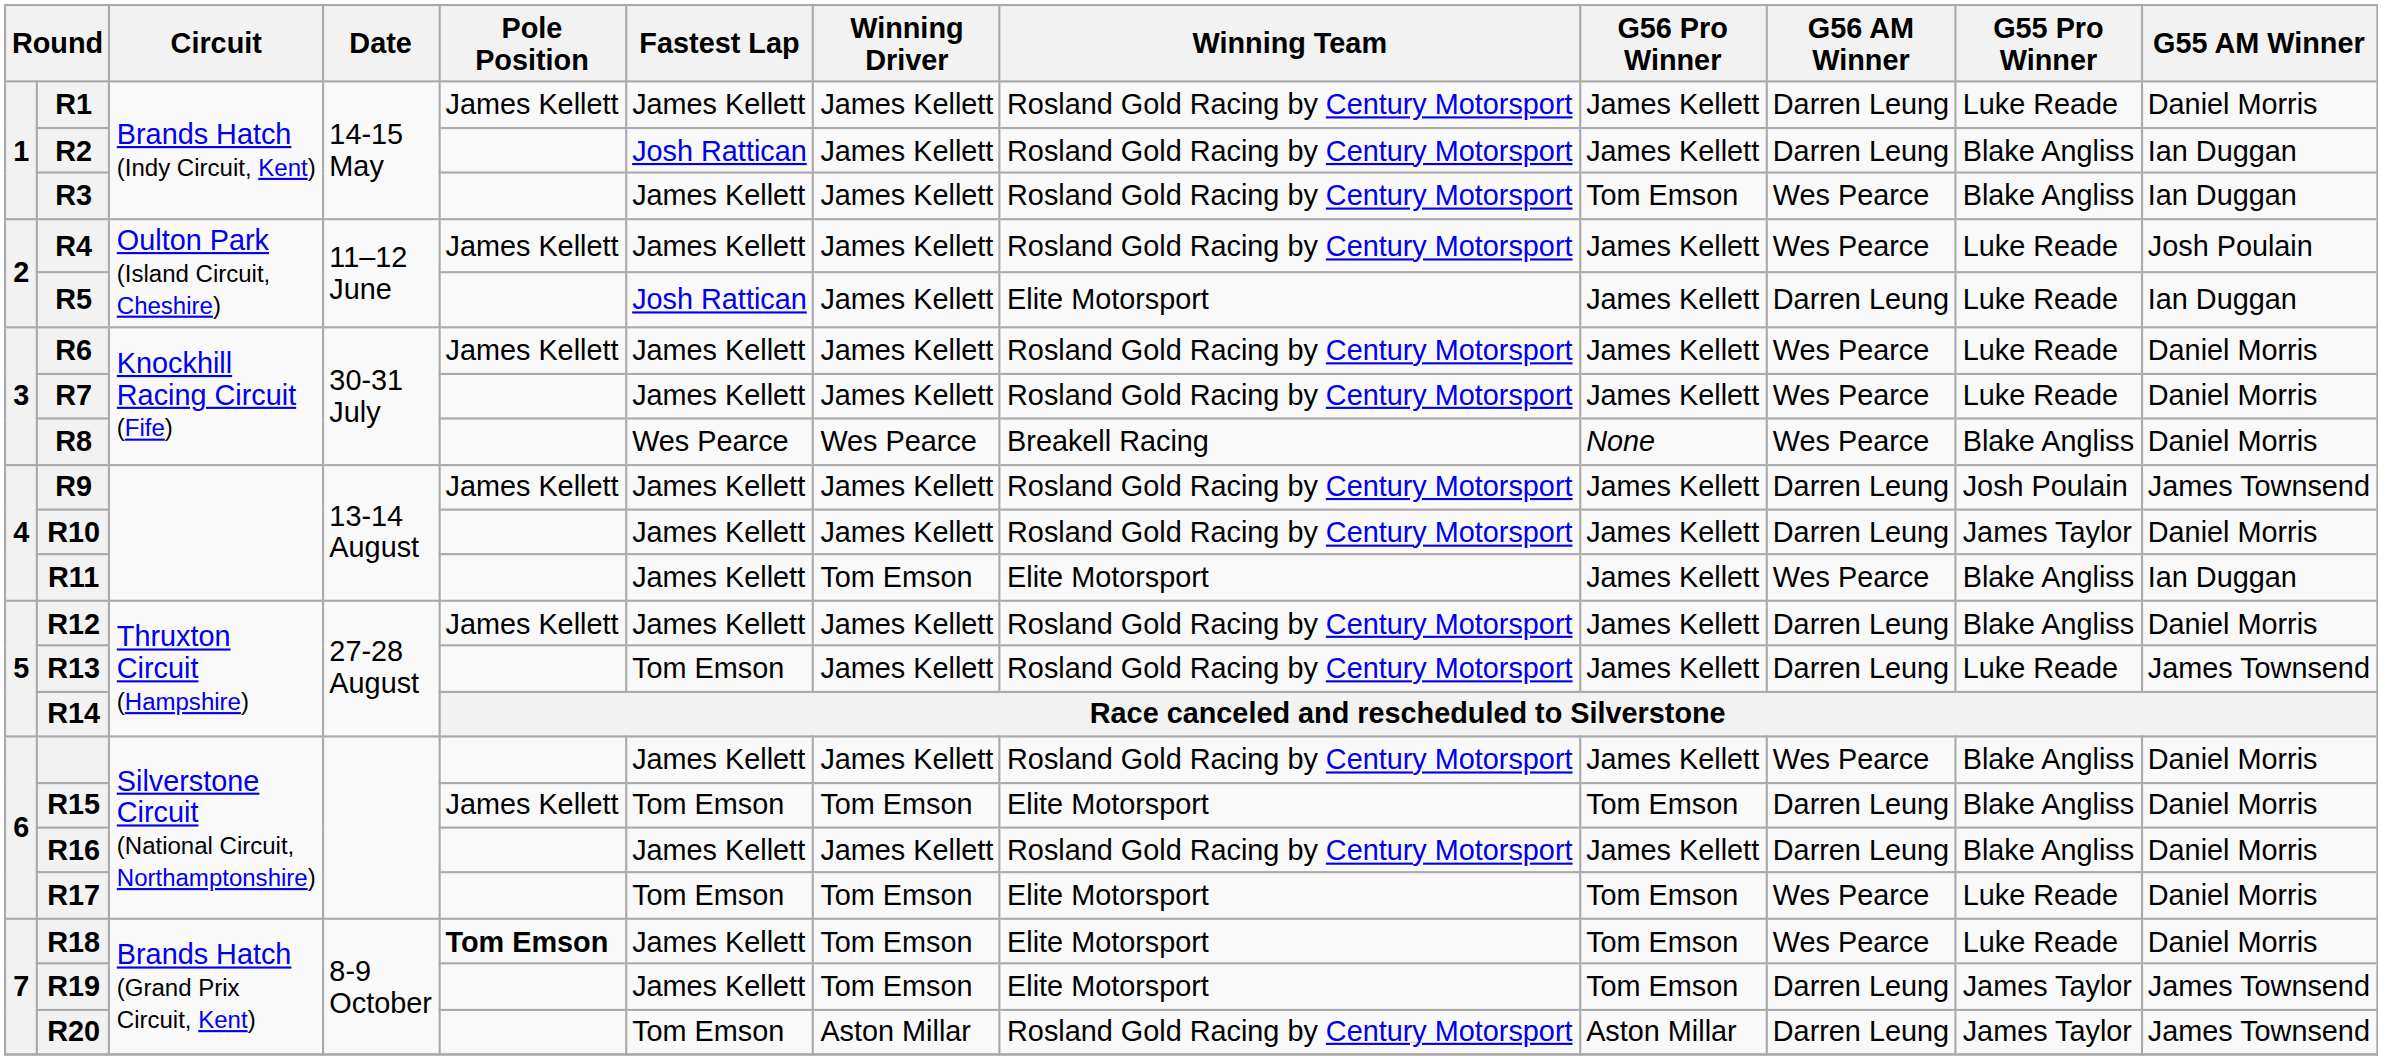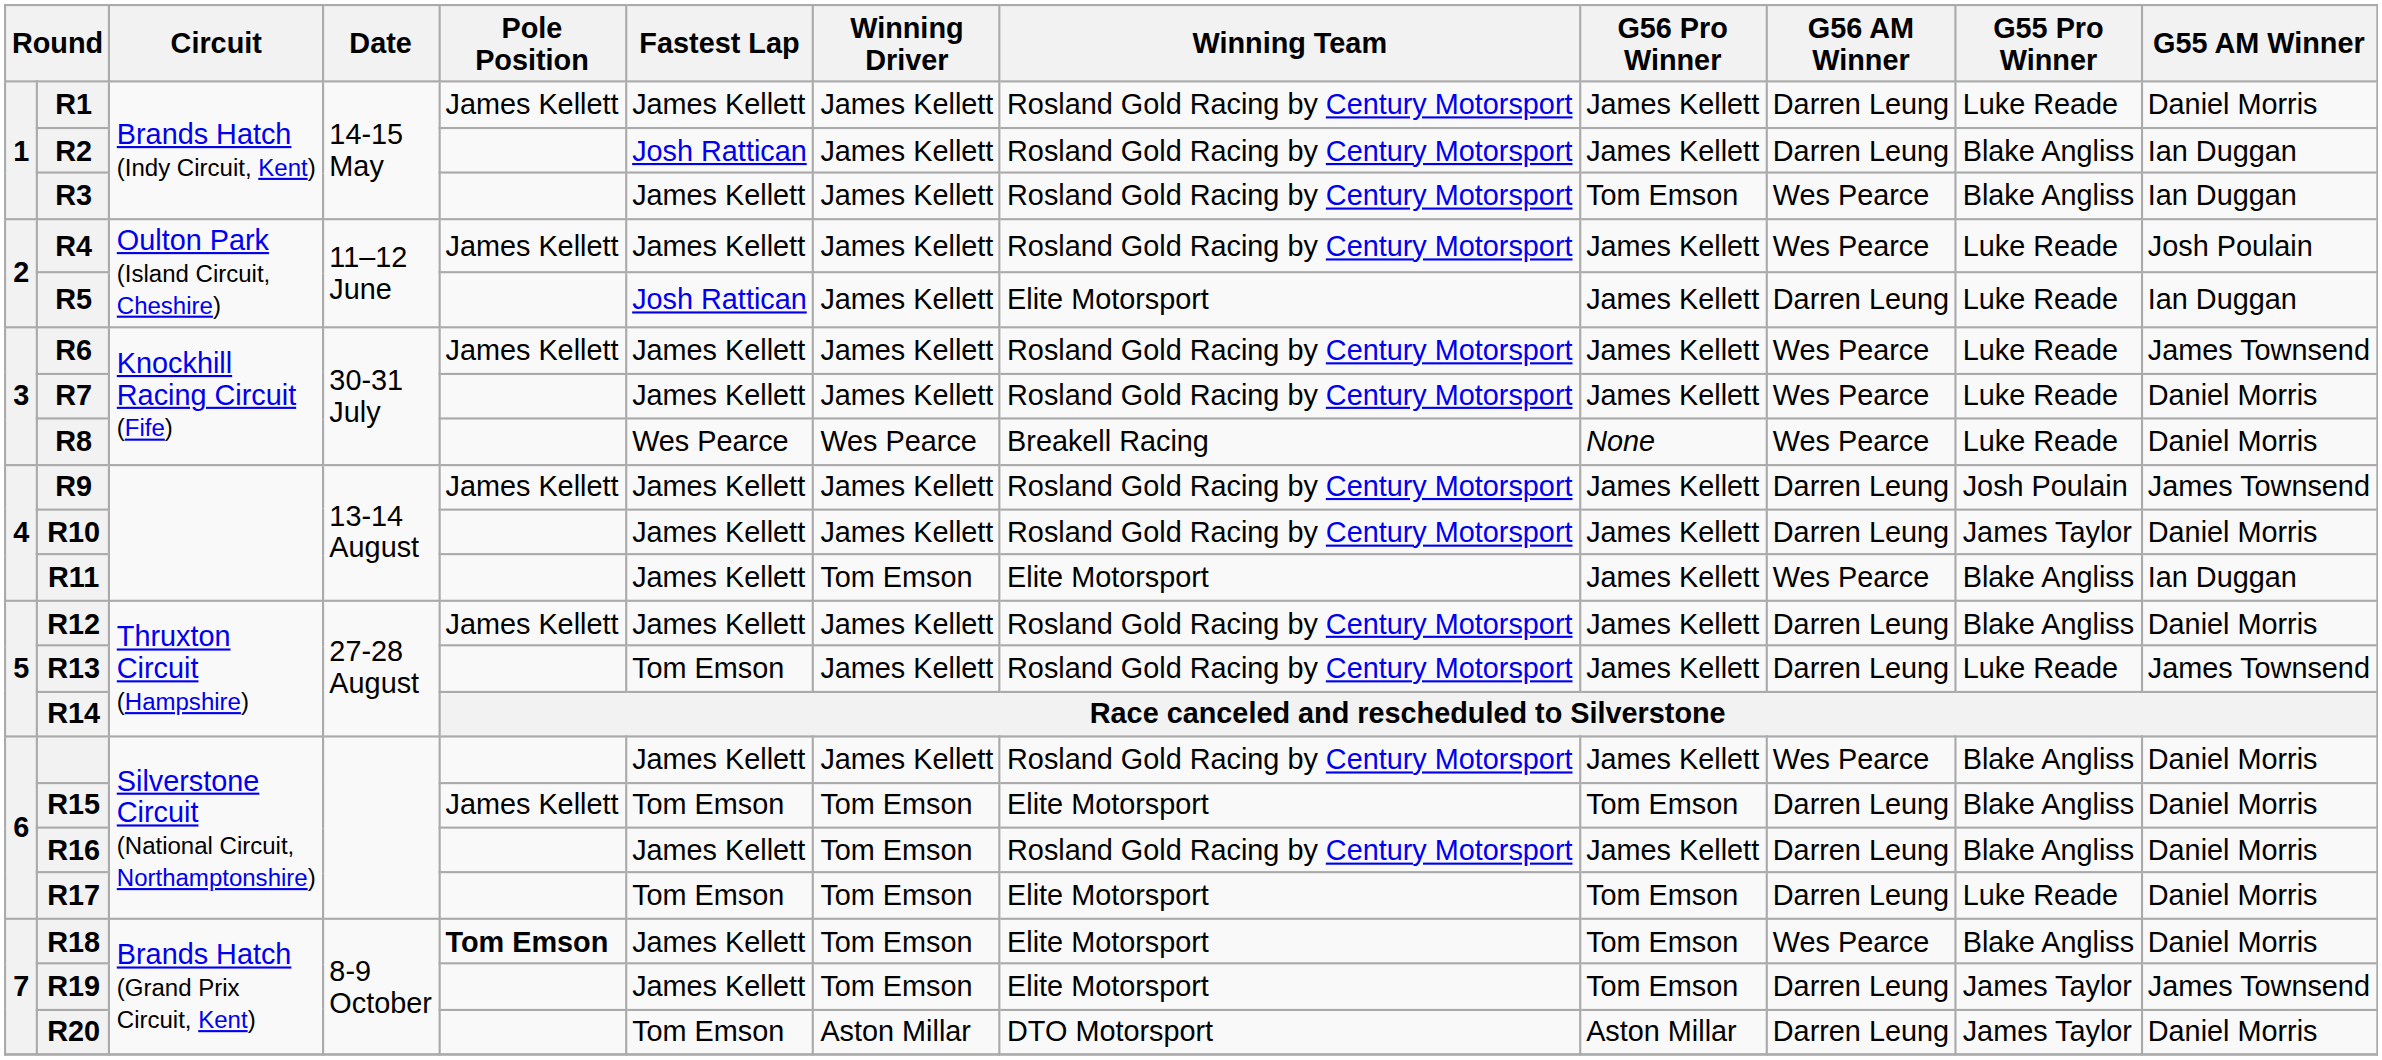(2233, 350) Daniel Morris -> (2259, 350) James Townsend
(2048, 441) Blake Angliss -> (2040, 441) Luke Reade
(907, 850) James Kellett -> (896, 850) Tom Emson
(1851, 895) Wes Pearce -> (1861, 895) Darren Leung
(2040, 941) Luke Reade -> (2048, 941) Blake Angliss
(1290, 1032) Rosland Gold Racing by Century Motorsport -> (1110, 1032) DTO Motorsport
(2259, 1032) James Townsend -> (2233, 1032) Daniel Morris
